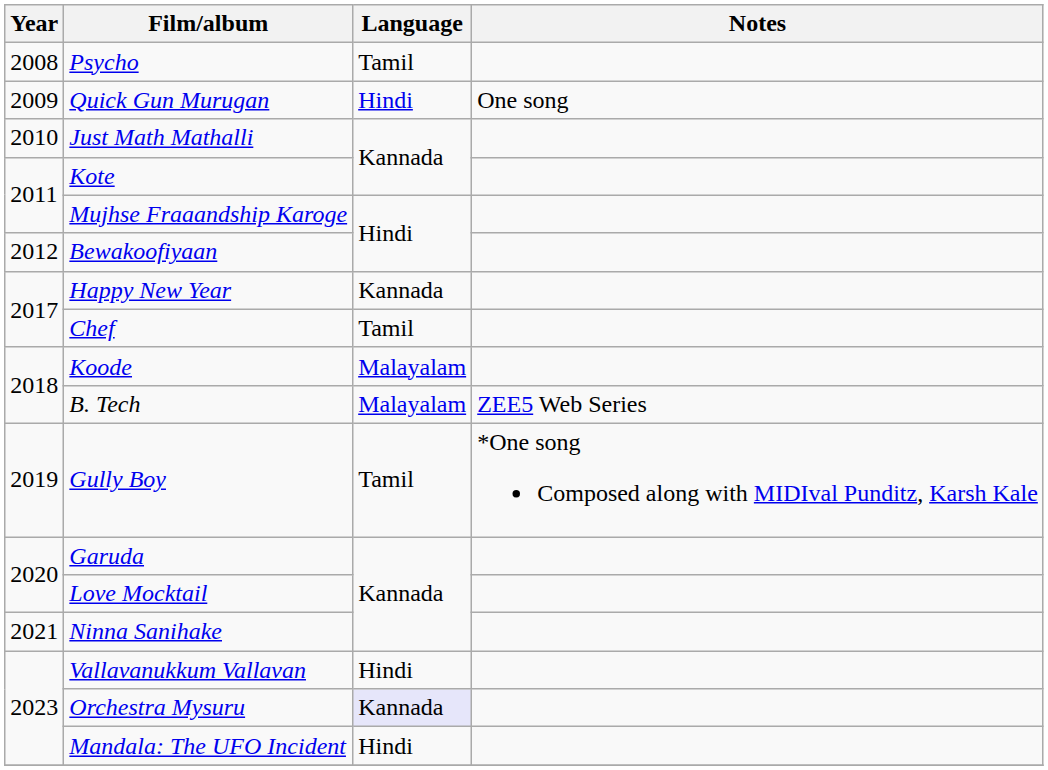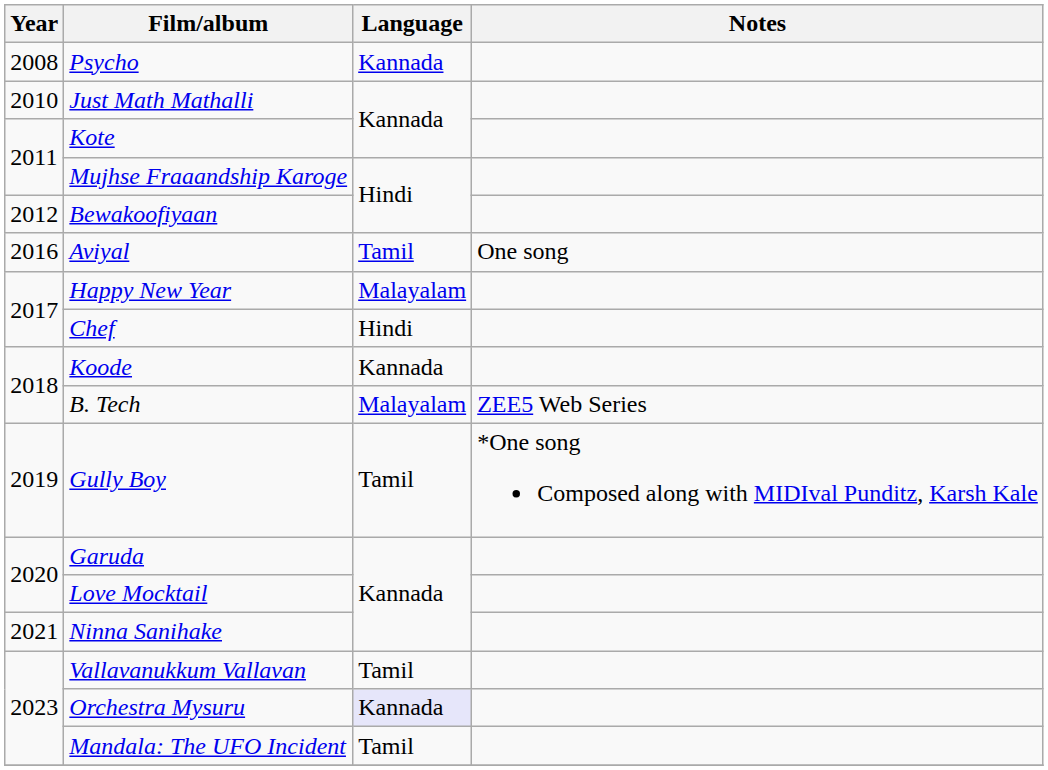(386, 61) Tamil -> (401, 61) Kannada
- row: (169, 99)
+ row: (99, 251)
(401, 289) Kannada -> (412, 289) Malayalam
(386, 328) Tamil -> (386, 328) Hindi
(412, 366) Malayalam -> (401, 366) Kannada
(386, 669) Hindi -> (386, 669) Tamil
(386, 745) Hindi -> (386, 745) Tamil
